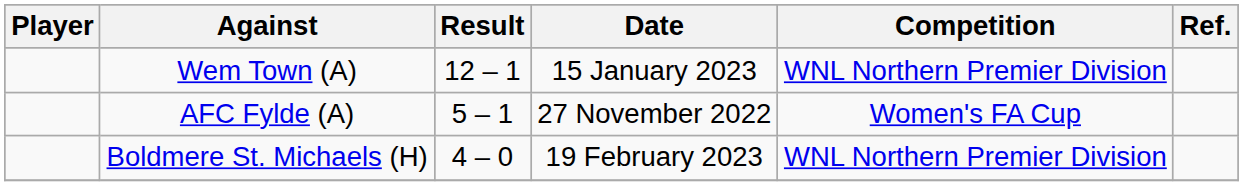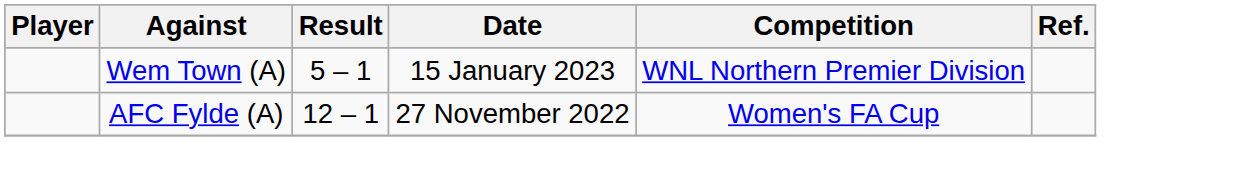(482, 69) 12 – 1 -> (341, 69) 5 – 1
(482, 113) 5 – 1 -> (341, 113) 12 – 1
- row: (267, 157)
